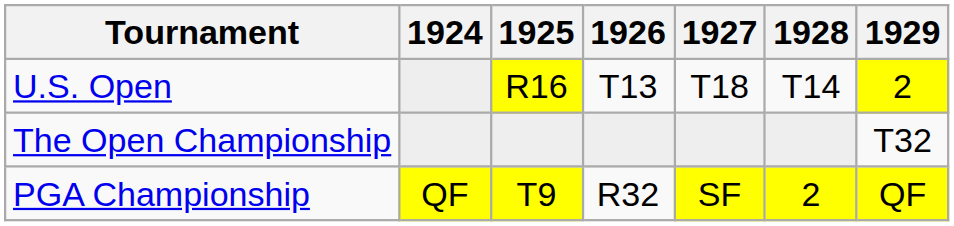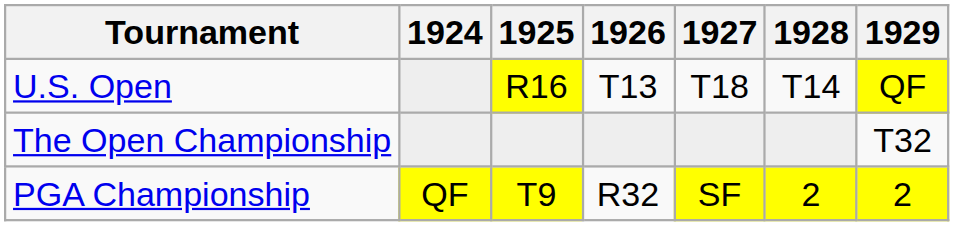(903, 86) 2 -> (903, 86) QF
(903, 194) QF -> (903, 194) 2
